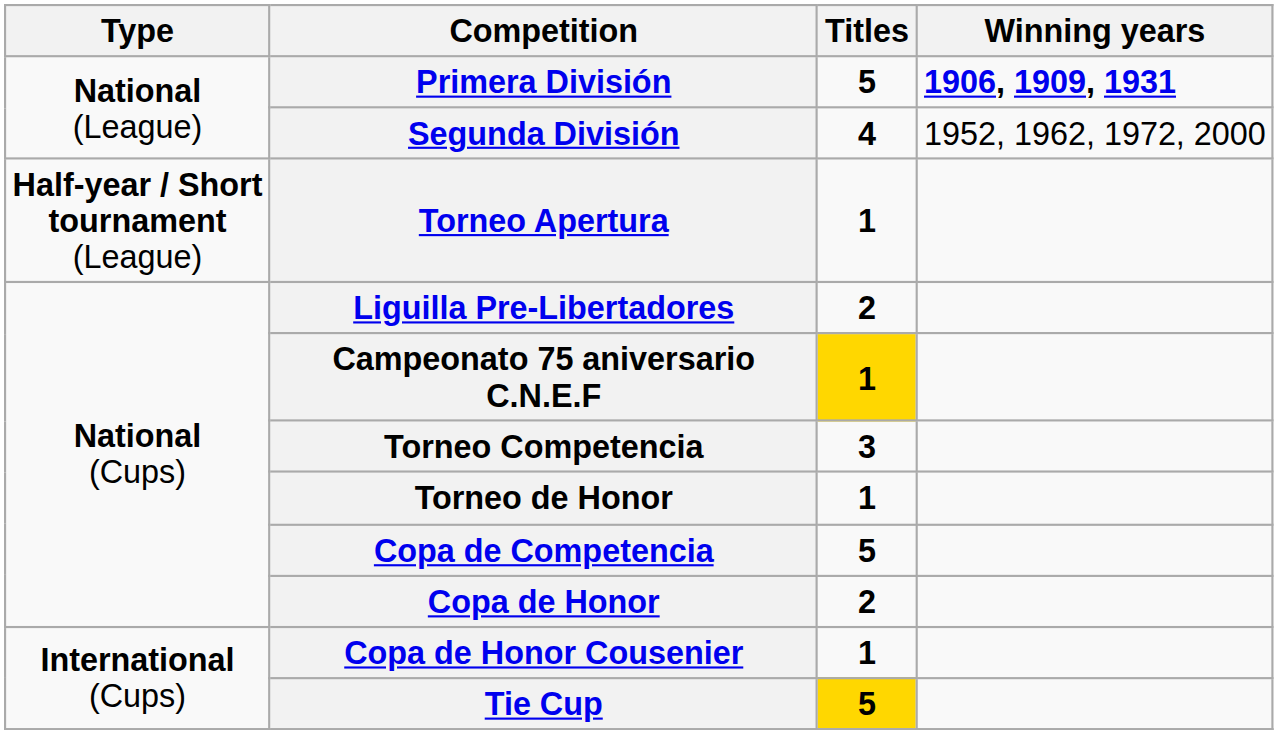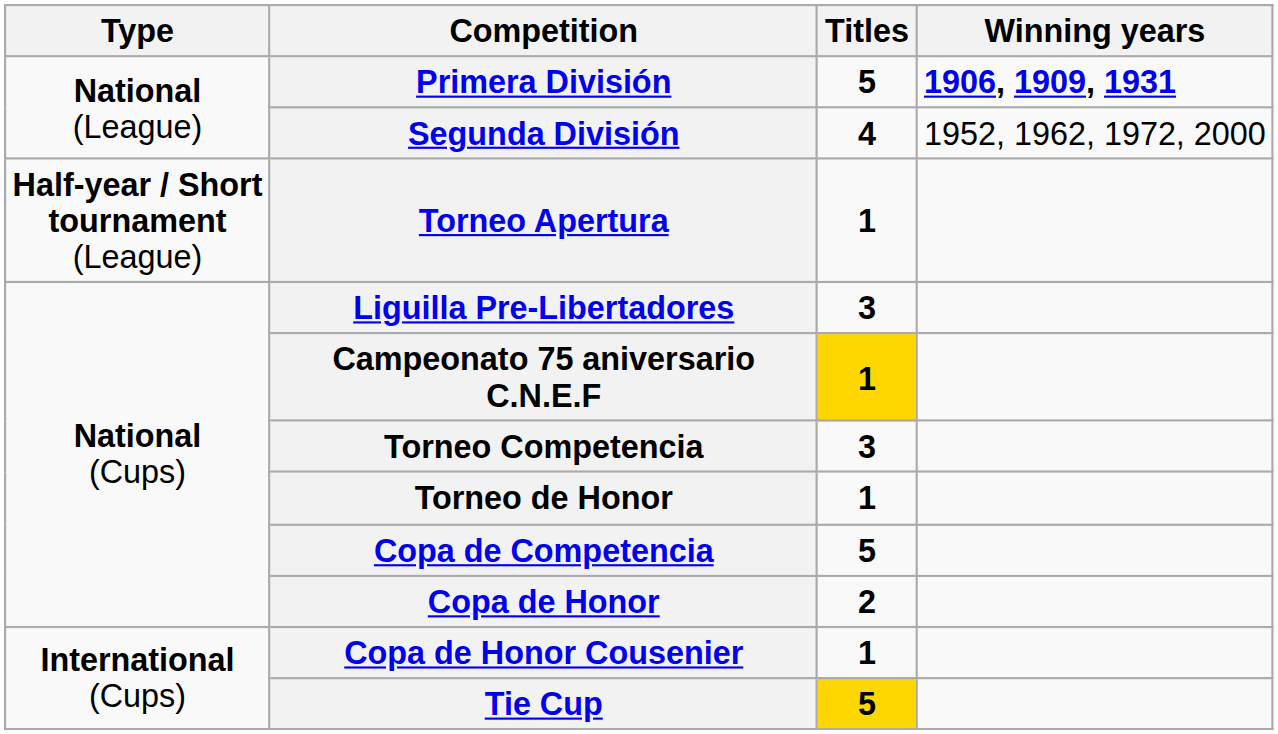(867, 308) 2 -> (867, 308) 3
